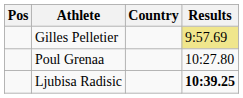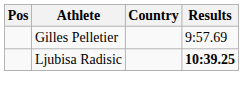(206, 37) khaki background -> (206, 37) no background
- row: (70, 59)
